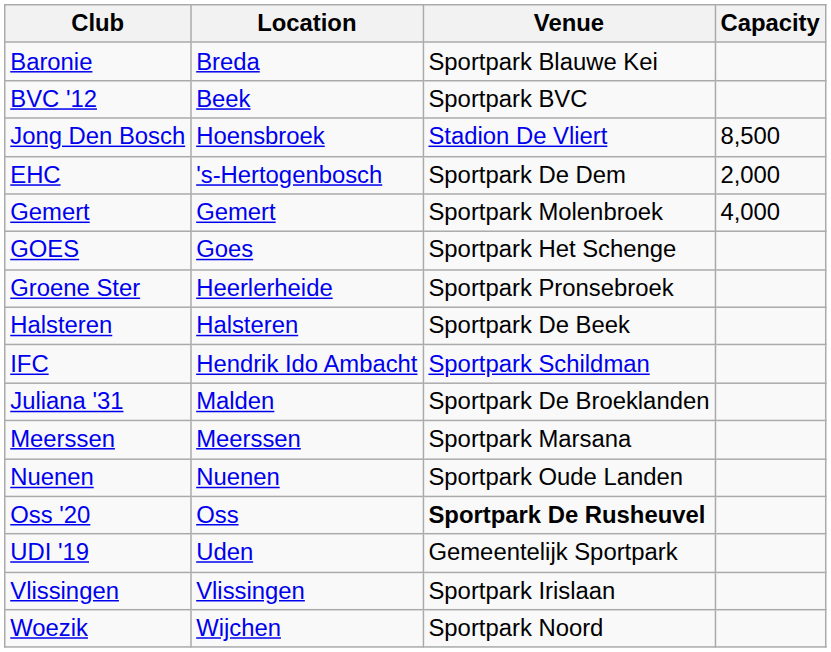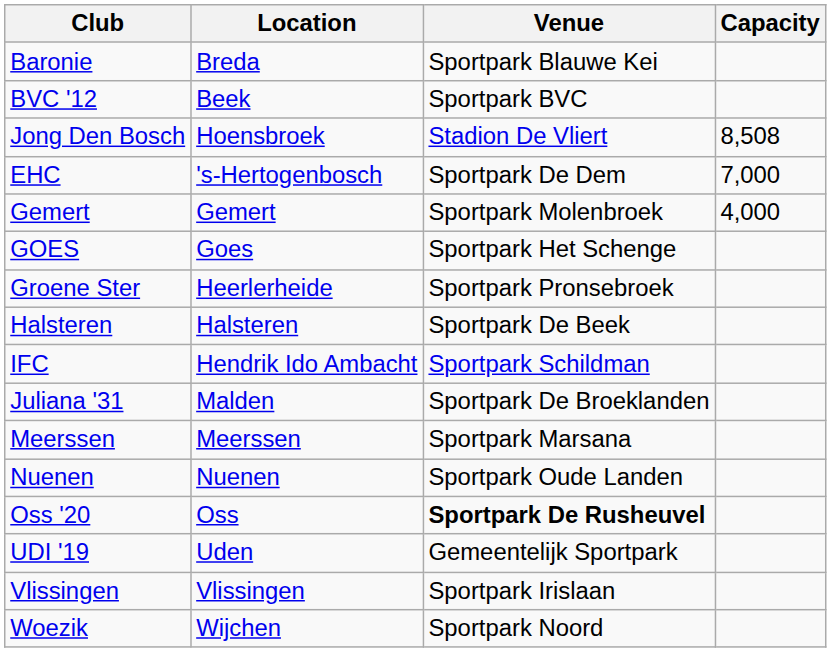(750, 136) 8,500 -> (750, 136) 8,508
(750, 174) 2,000 -> (750, 174) 7,000
